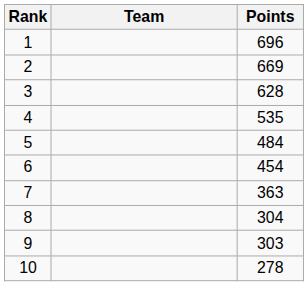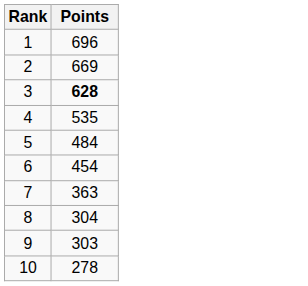- column: (144, 17)
(270, 92) normal -> (85, 92) bold
